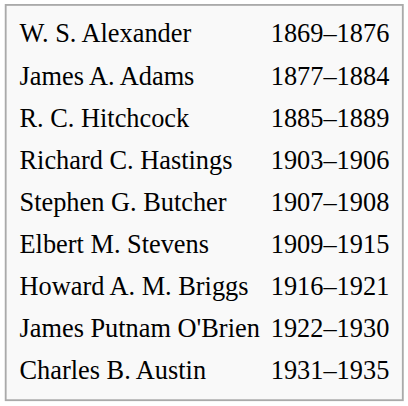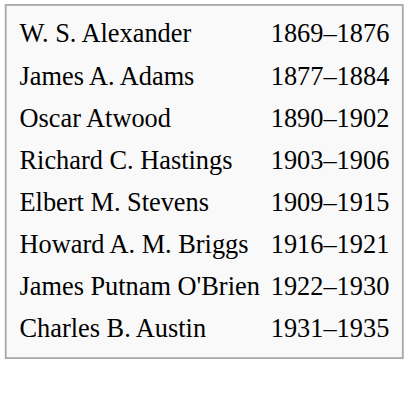- row: (104, 117)
+ row: (95, 117)
- row: (123, 201)
